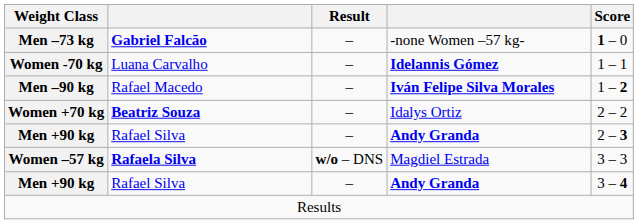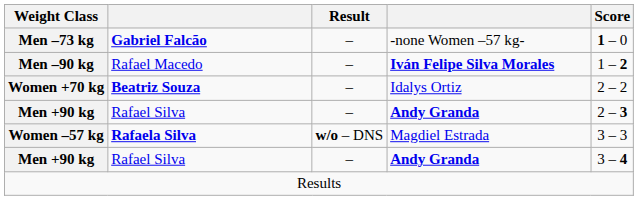- row: (56, 64)
